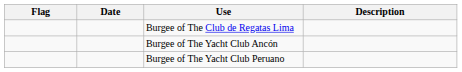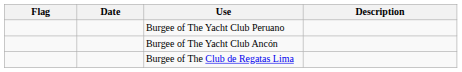rows swapped: (220, 28) <-> (215, 59)
